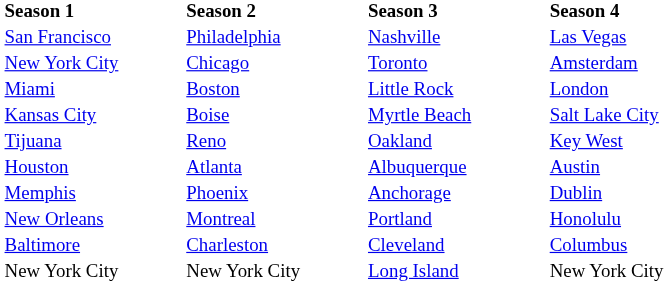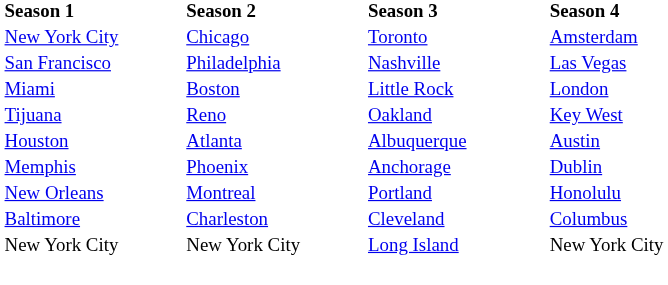rows swapped: (218, 62) <-> (233, 37)
- row: (208, 114)
